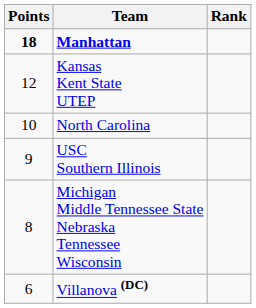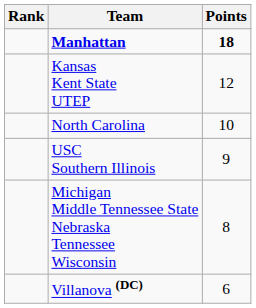columns swapped: (229, 16) <-> (29, 16)
